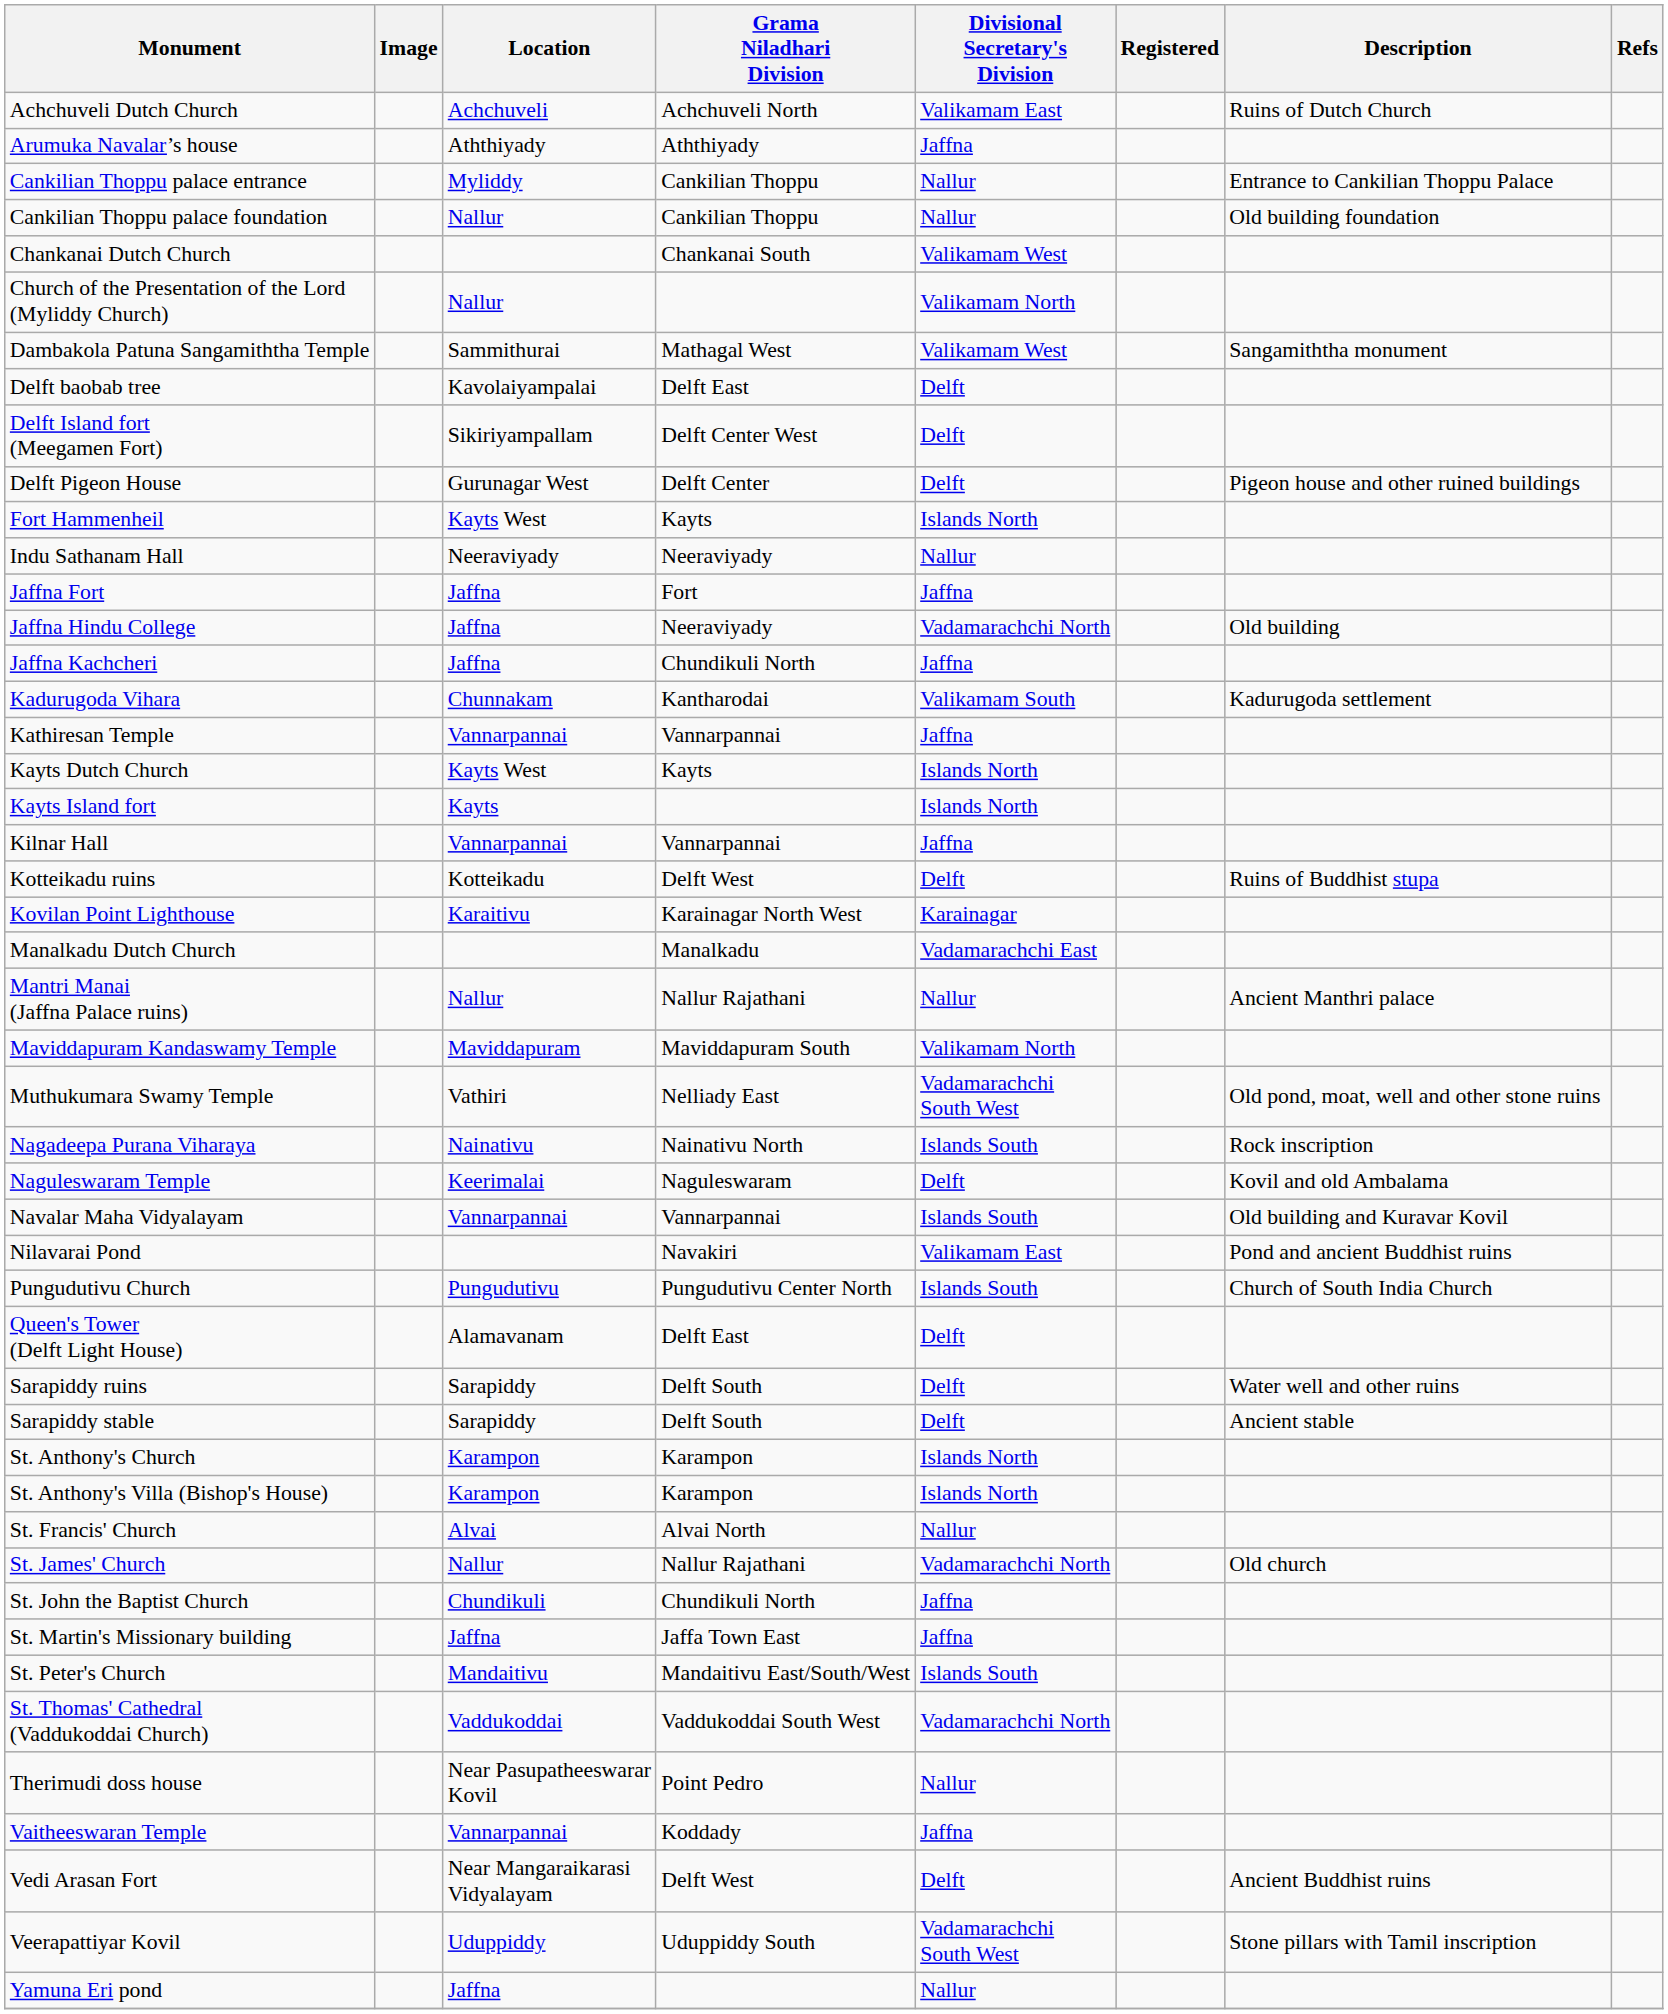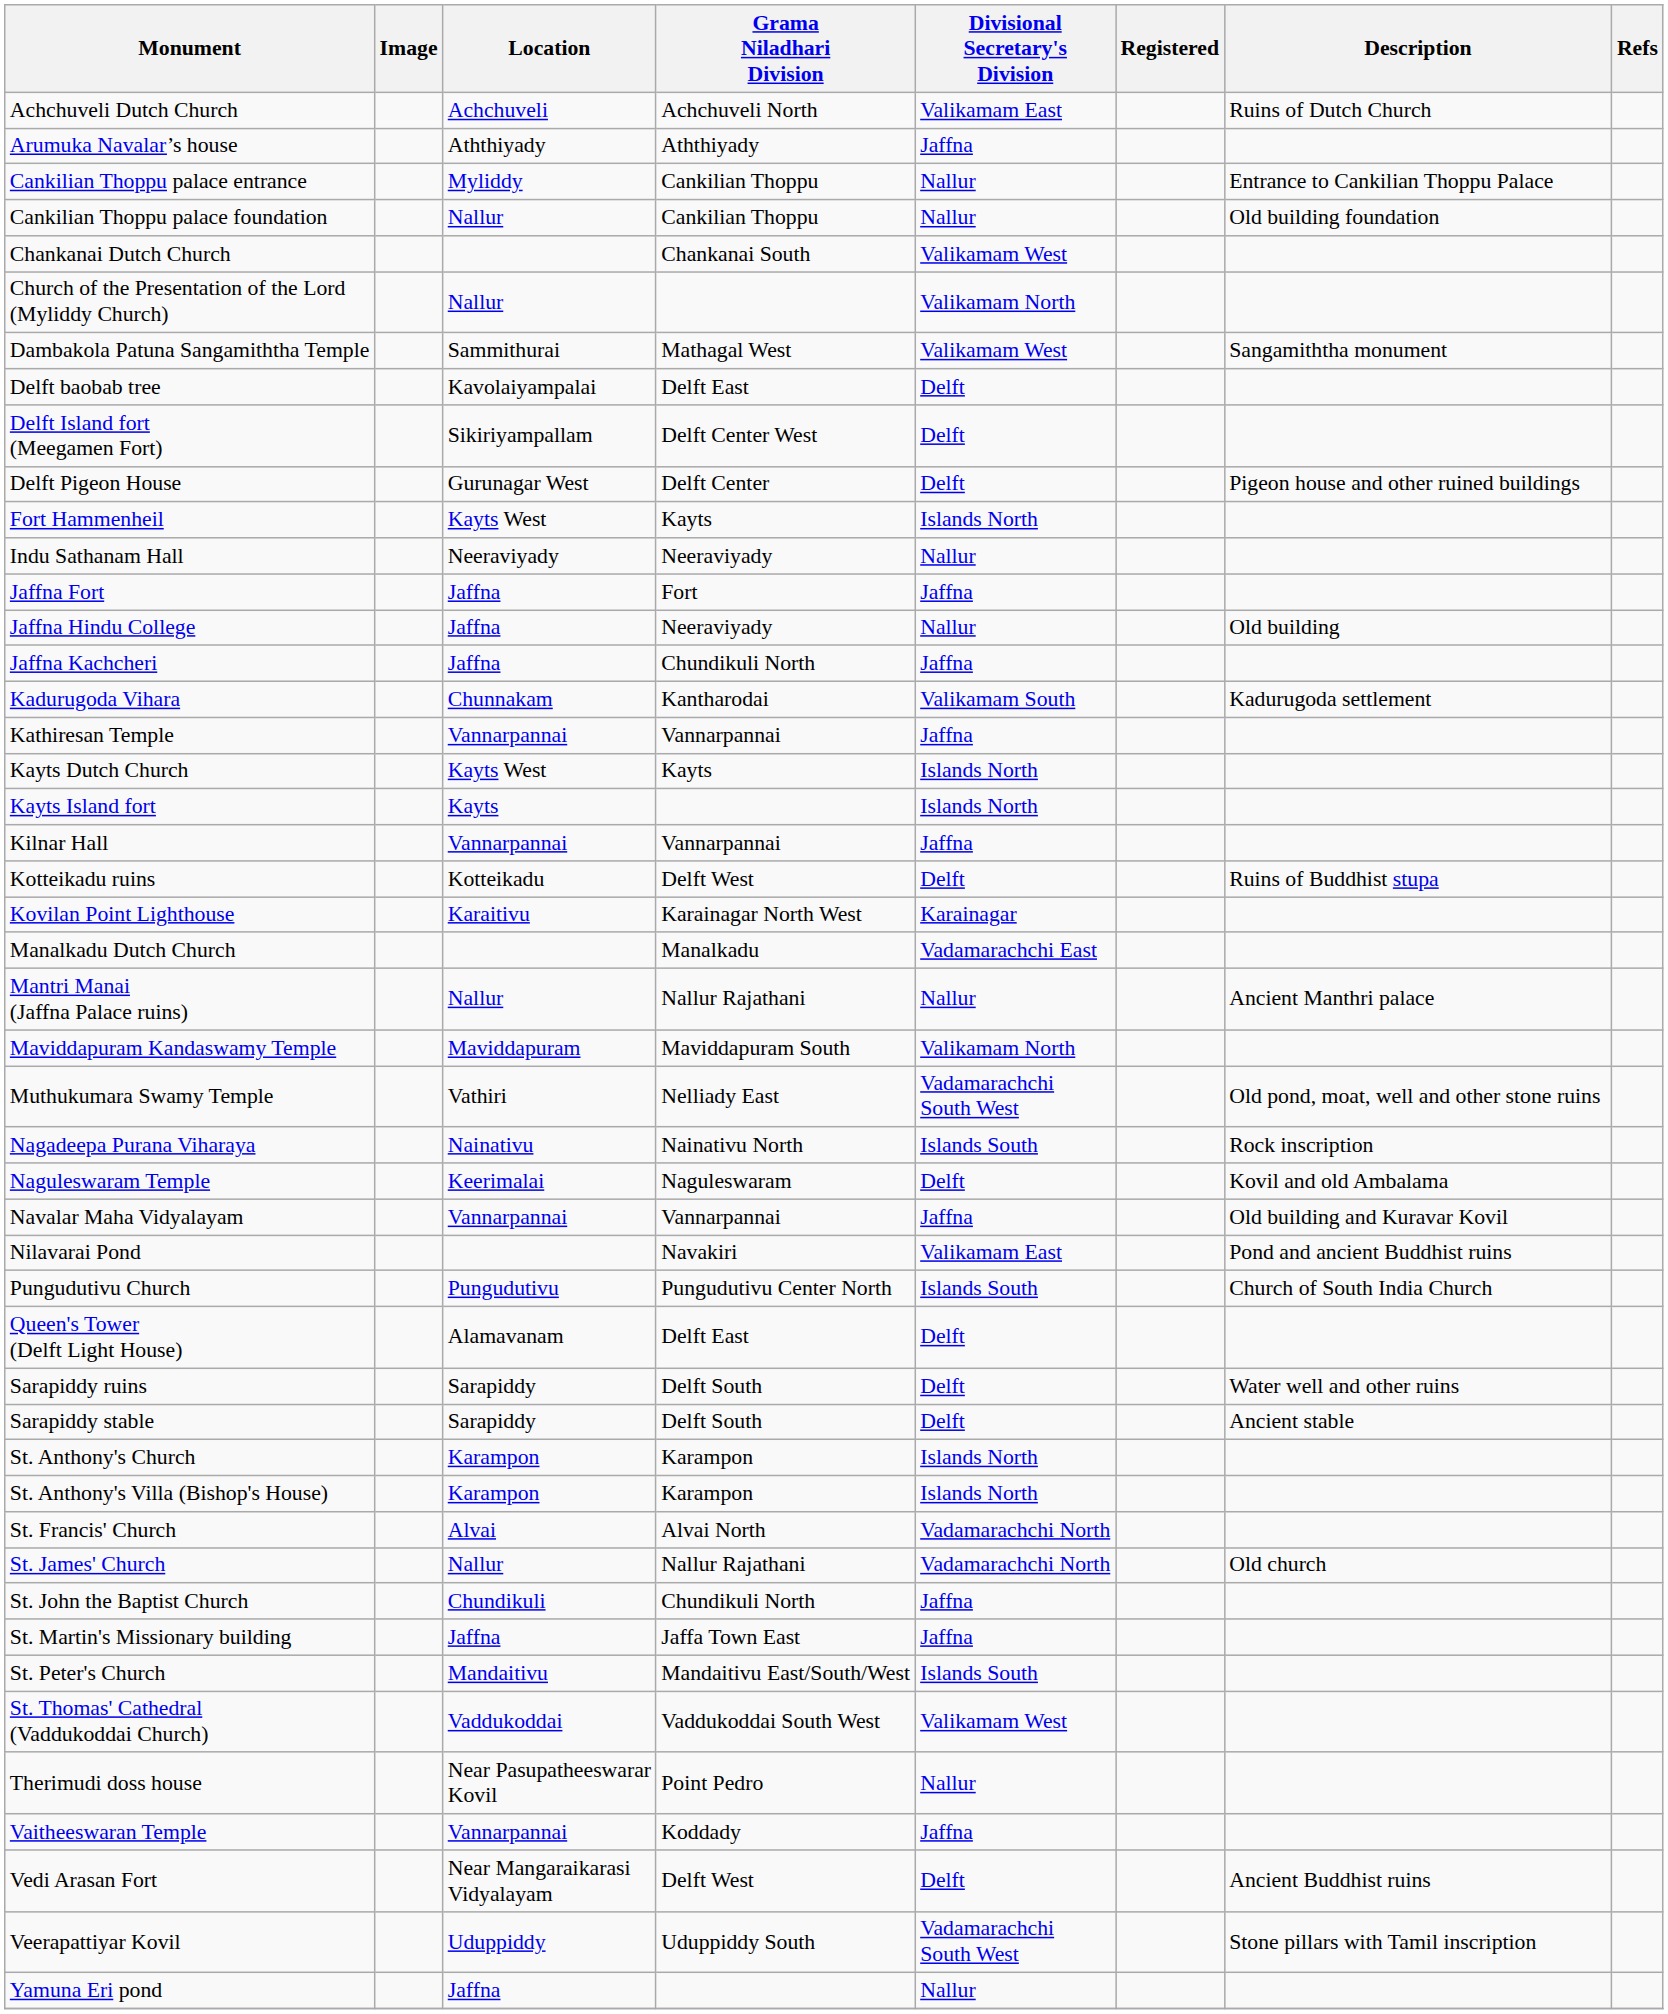(1015, 627) Vadamarachchi North -> (948, 627) Nallur
(979, 1216) Islands South -> (947, 1216) Jaffna
(948, 1529) Nallur -> (1015, 1529) Vadamarachchi North
(1015, 1721) Vadamarachchi North -> (994, 1721) Valikamam West
